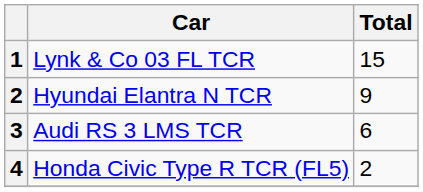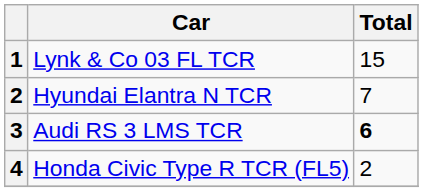(366, 95) 9 -> (366, 95) 7
(366, 131) normal -> (366, 131) bold
